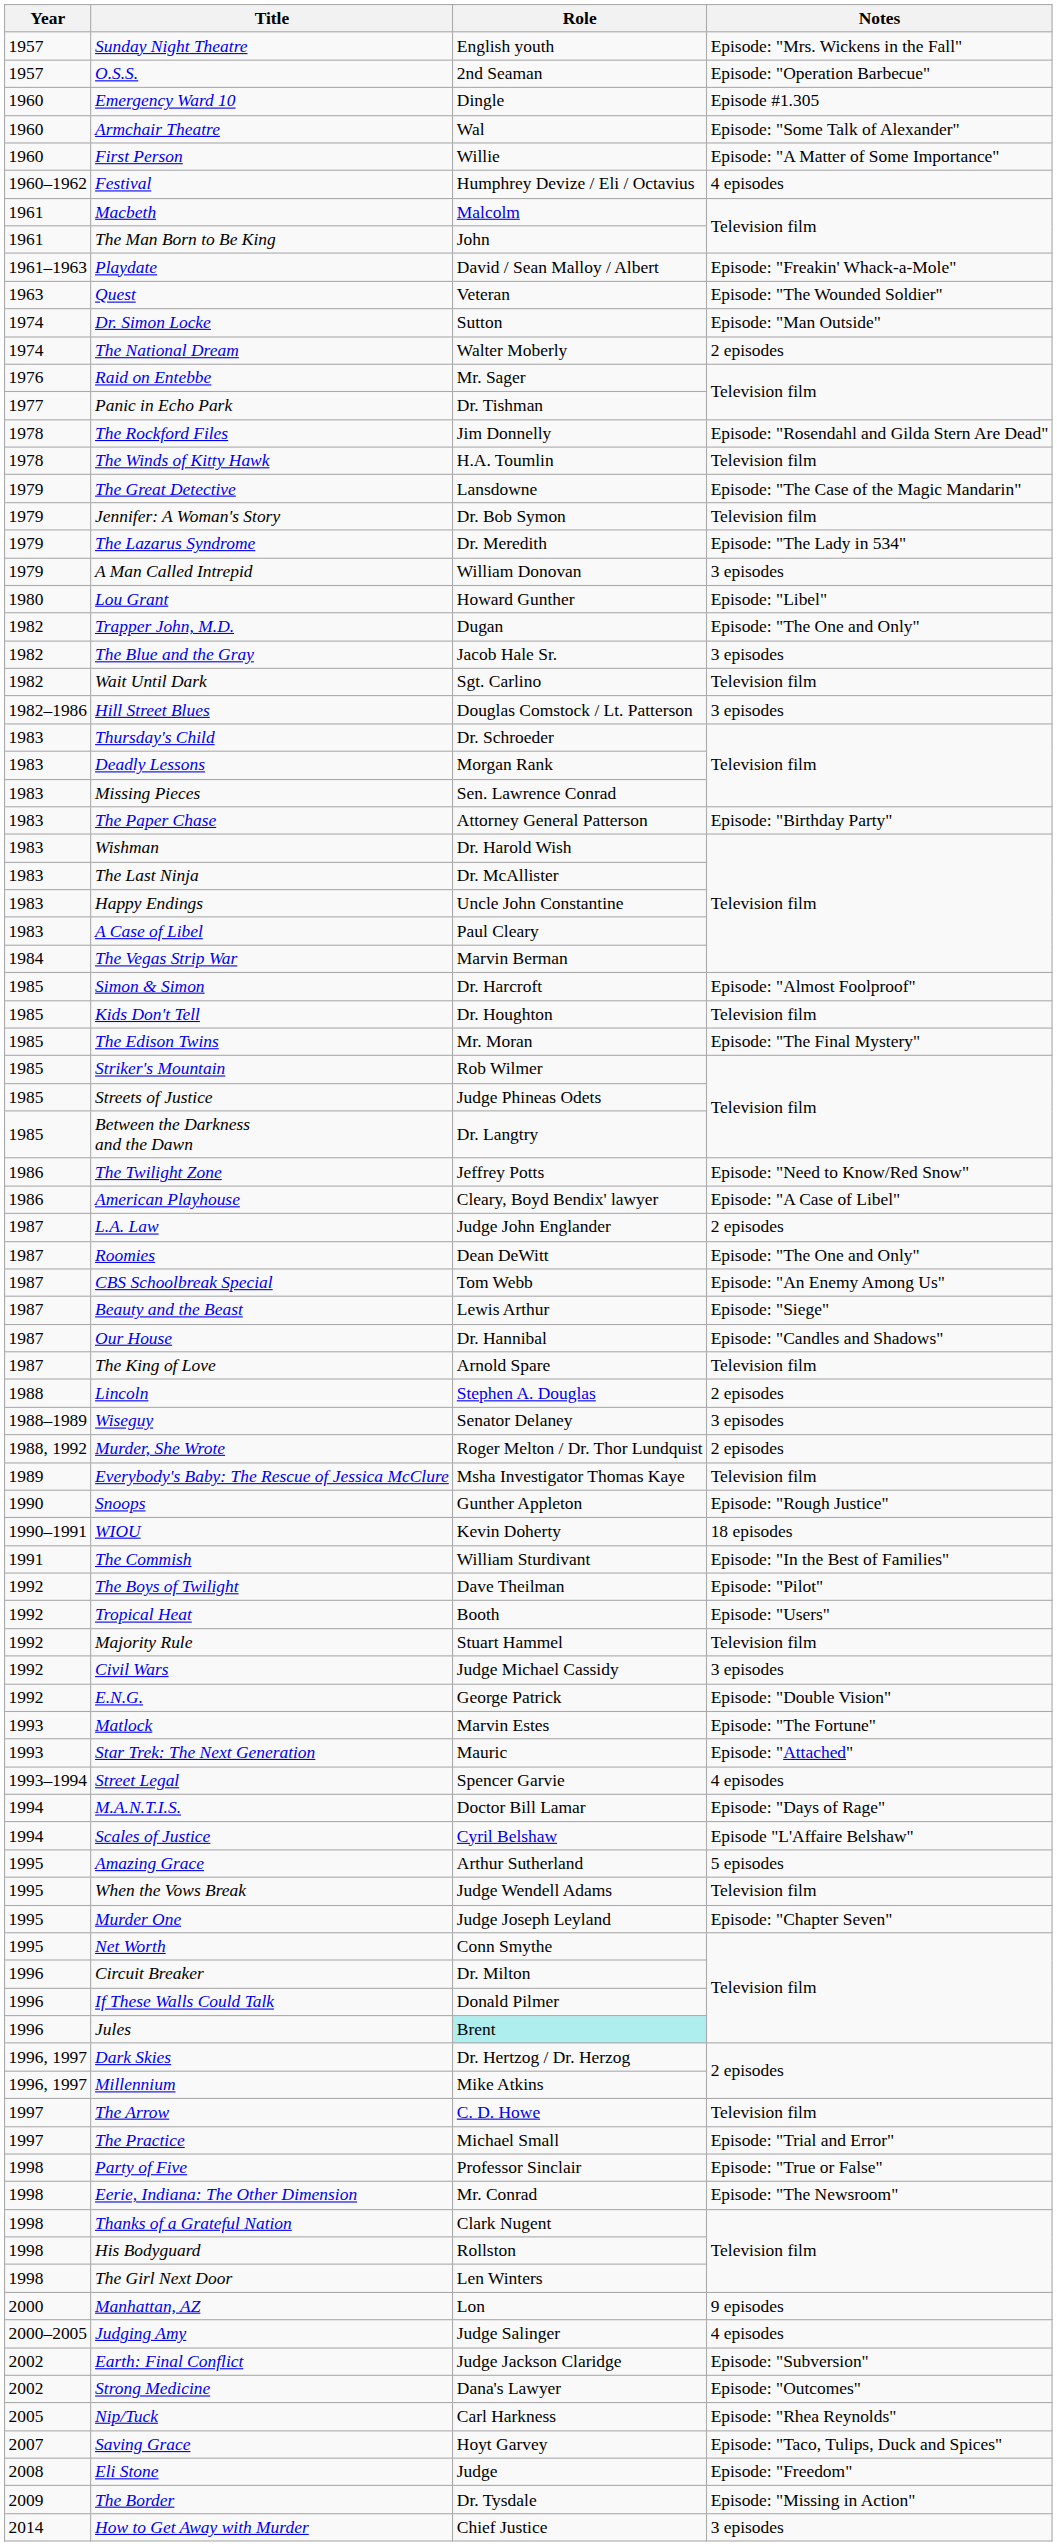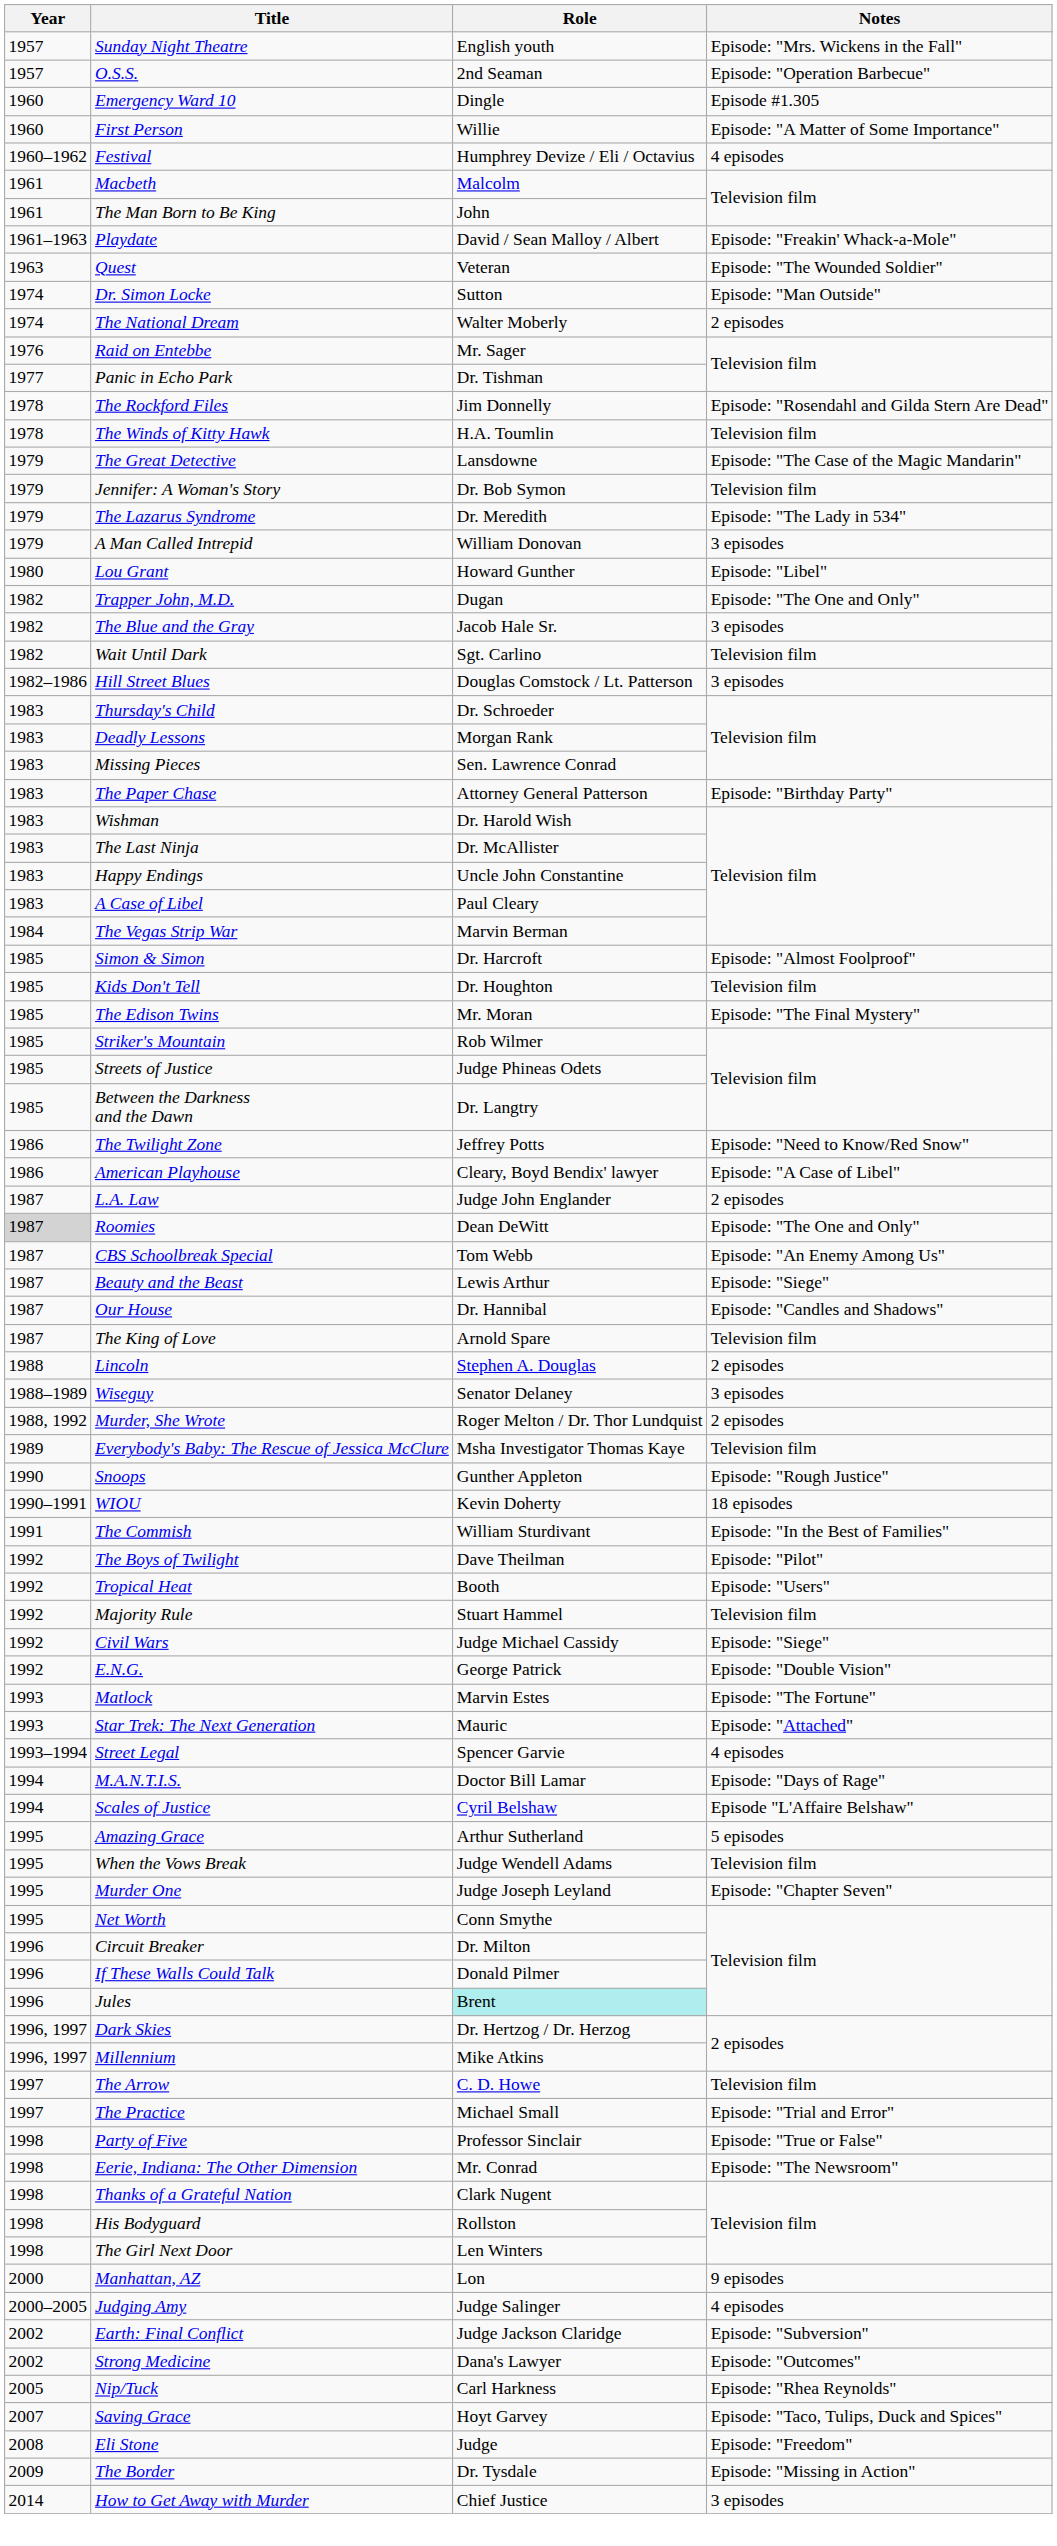- row: (157, 128)
(26, 1254) no background -> (26, 1227) lightgrey background
(747, 1669) 3 episodes -> (770, 1642) Episode: "Siege"
